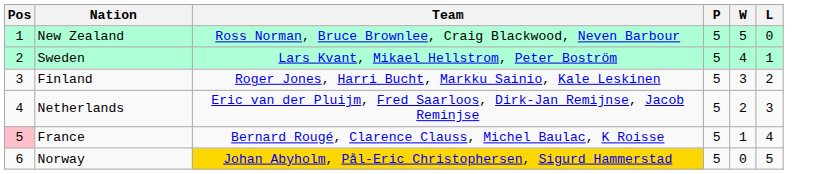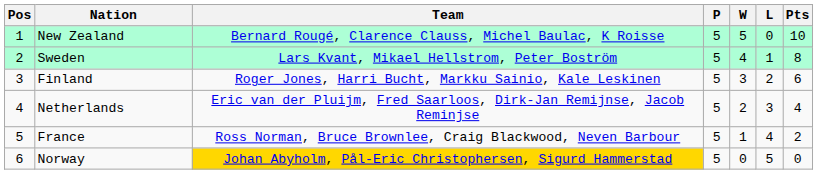+ column: (798, 15)
(448, 37) Ross Norman, Bruce Brownlee, Craig Blackwood, Neven Barbour -> (448, 37) Bernard Rougé, Clarence Clauss, Michel Baulac, K Roisse
(19, 137) pink background -> (19, 137) no background
(448, 137) Bernard Rougé, Clarence Clauss, Michel Baulac, K Roisse -> (448, 137) Ross Norman, Bruce Brownlee, Craig Blackwood, Neven Barbour
